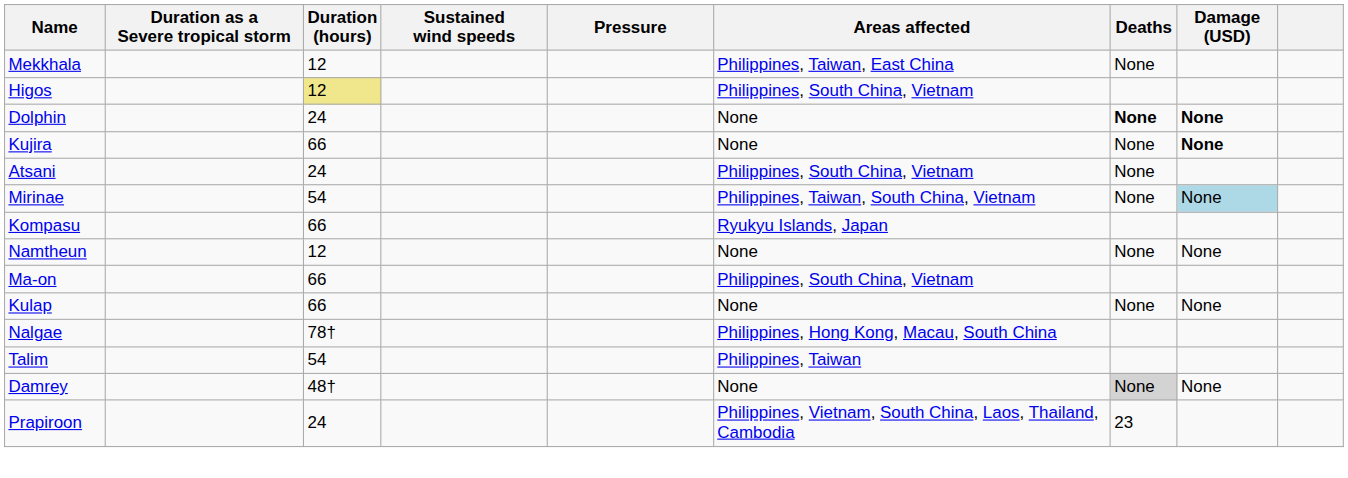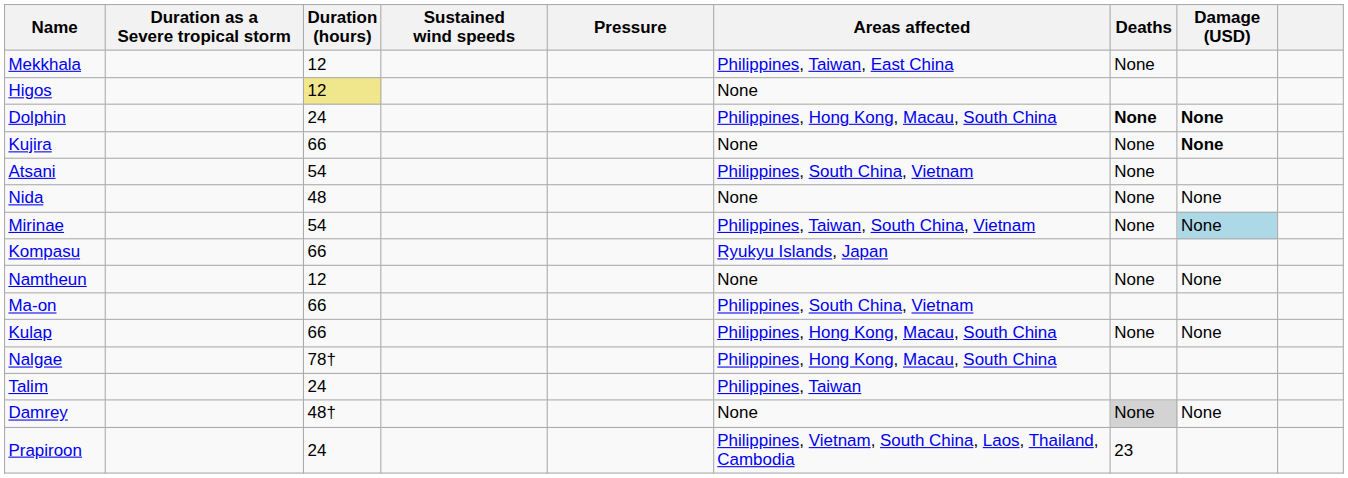(845, 90) Philippines, South China, Vietnam -> (738, 90) None
(738, 117) None -> (887, 117) Philippines, Hong Kong, Macau, South China
(317, 171) 24 -> (317, 171) 54
+ row: (26, 198)
(738, 306) None -> (887, 332) Philippines, Hong Kong, Macau, South China
(317, 359) 54 -> (317, 386) 24
